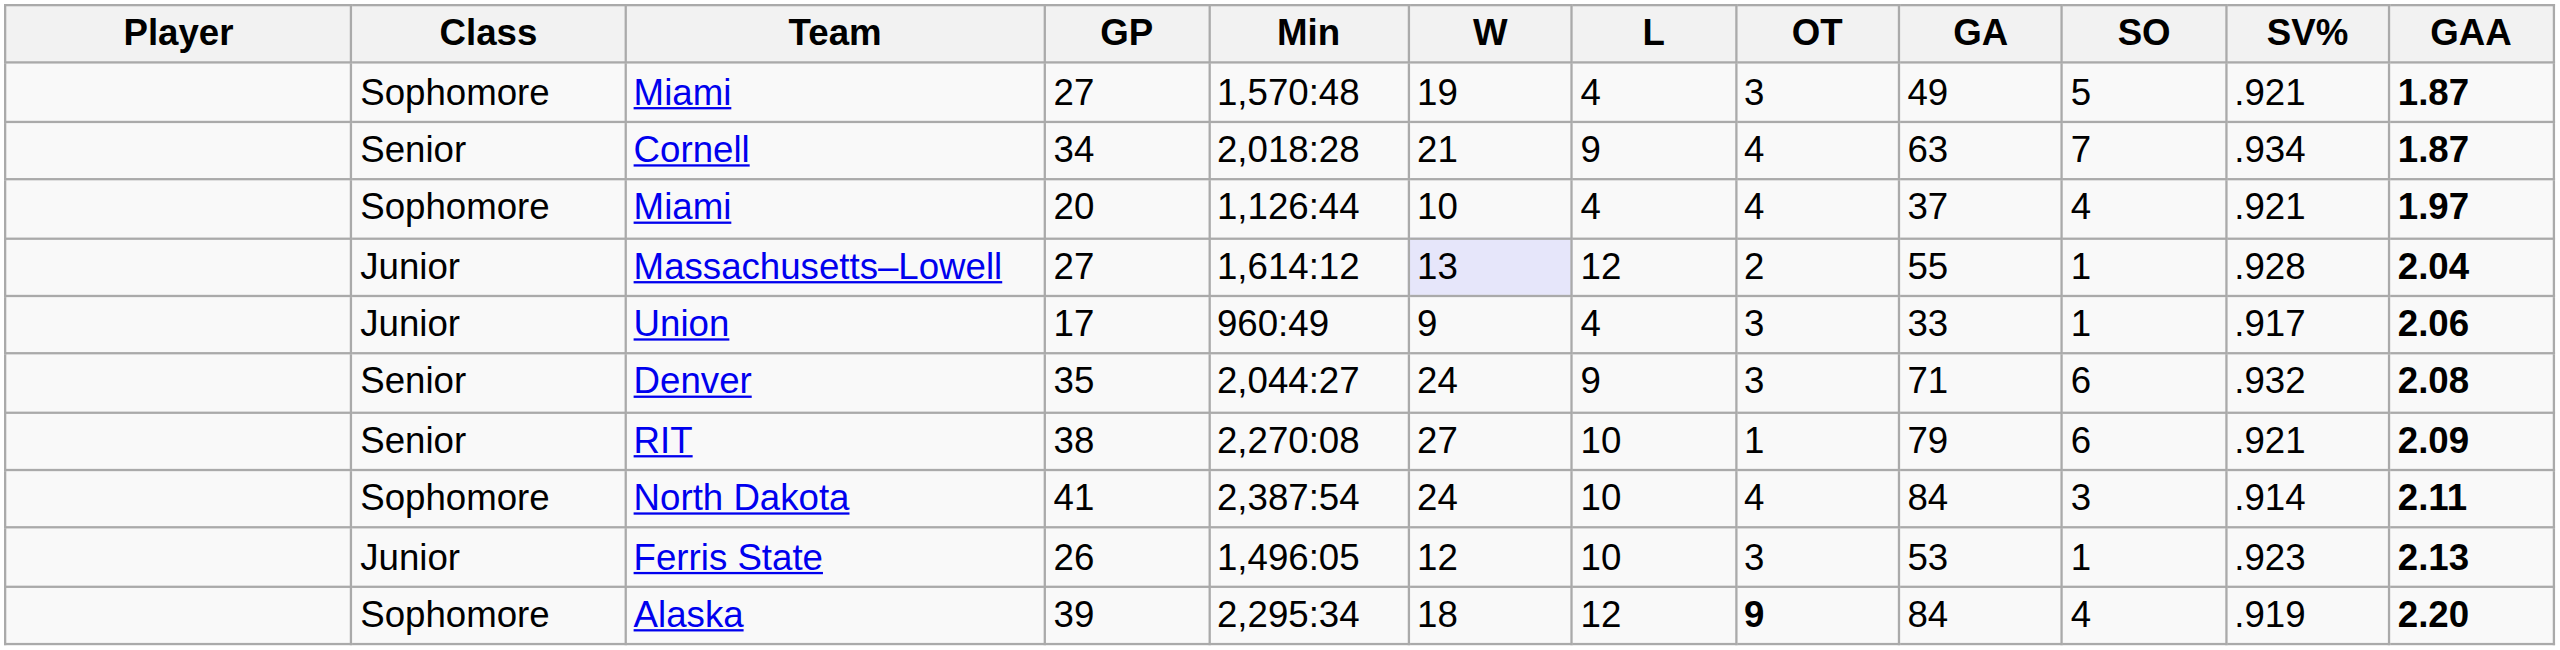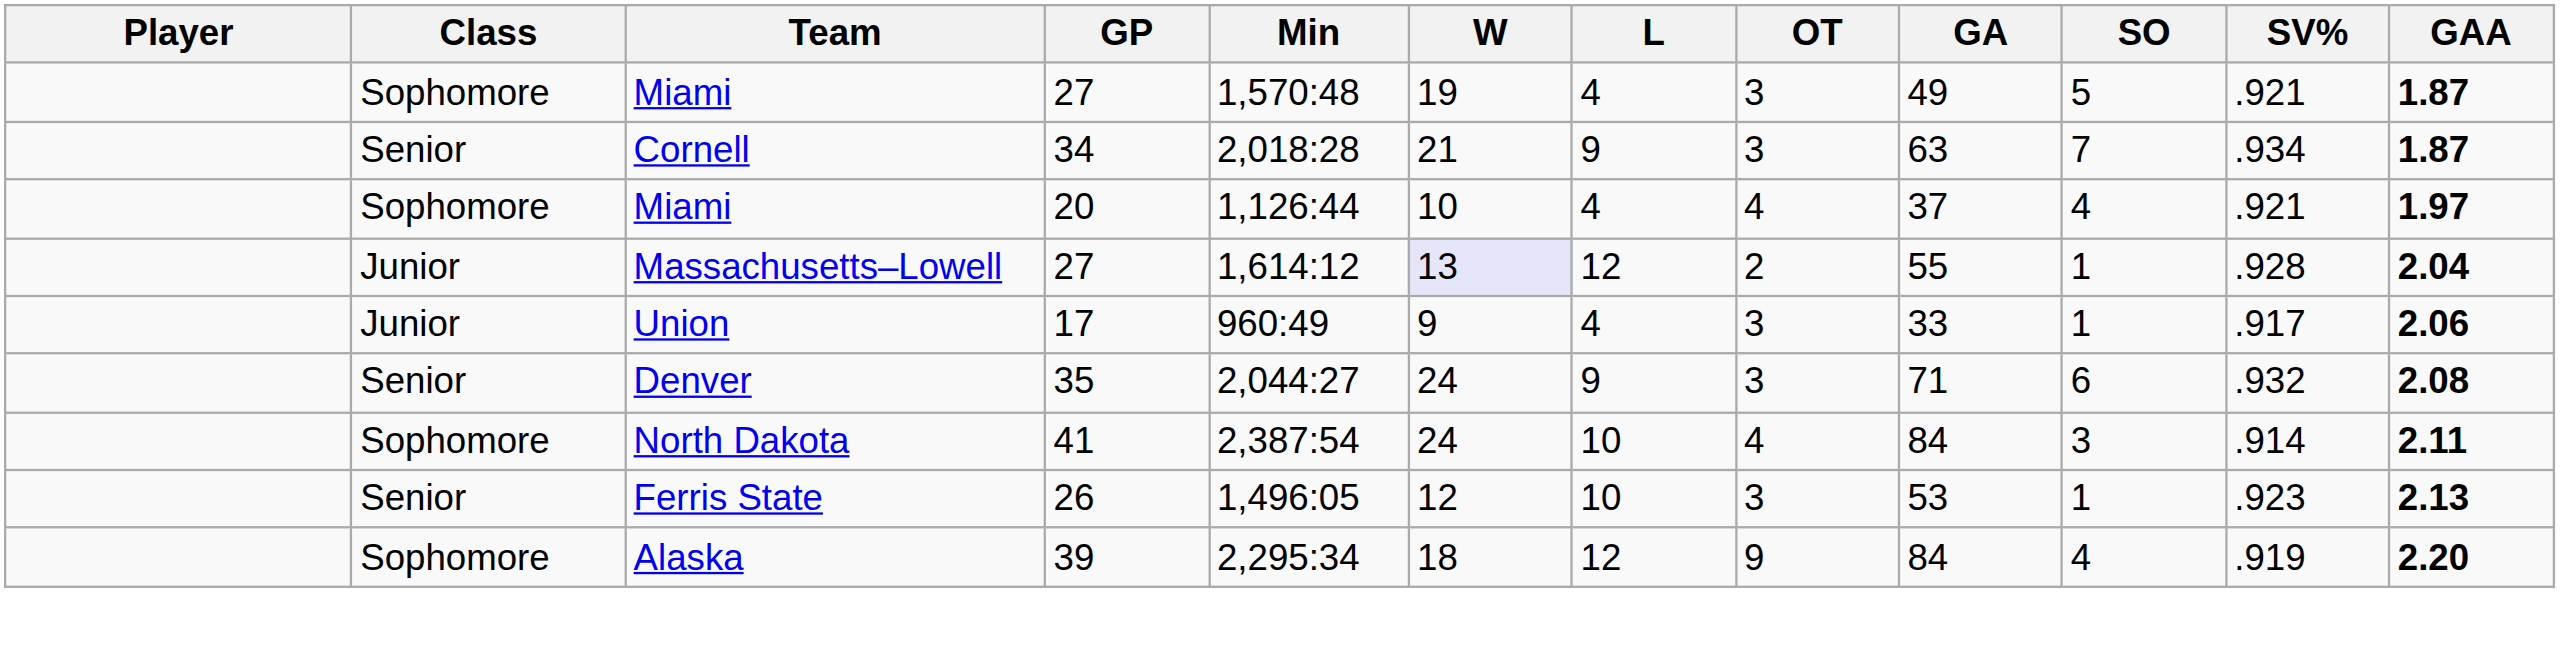(1754, 149) 4 -> (1754, 149) 3
- row: (663, 440)
(410, 556) Junior -> (413, 498) Senior
(1754, 614) bold -> (1754, 556) normal
